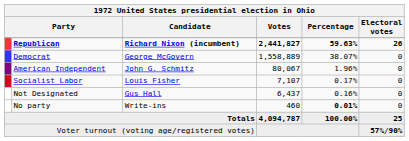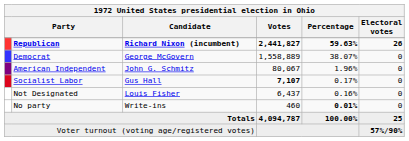(152, 81) Louis Fisher -> (143, 81) Gus Hall
(288, 81) normal -> (288, 81) bold
(143, 94) Gus Hall -> (152, 94) Louis Fisher
